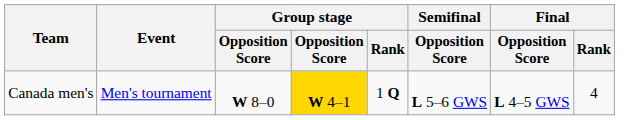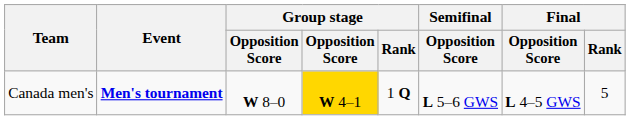(156, 93) normal -> (162, 93) bold
(594, 93) 4 -> (605, 93) 5
